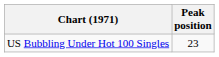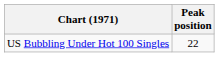(193, 43) 23 -> (193, 43) 22
